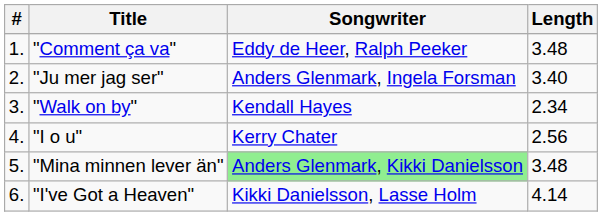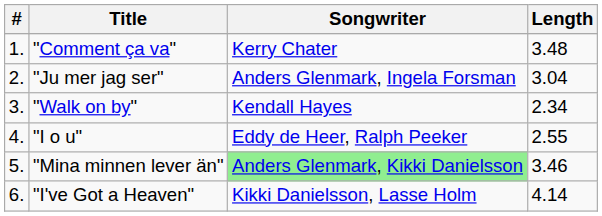(350, 48) Eddy de Heer, Ralph Peeker -> (285, 48) Kerry Chater
(550, 78) 3.40 -> (550, 78) 3.04
(285, 136) Kerry Chater -> (350, 136) Eddy de Heer, Ralph Peeker
(550, 136) 2.56 -> (550, 136) 2.55
(550, 166) 3.48 -> (550, 166) 3.46
